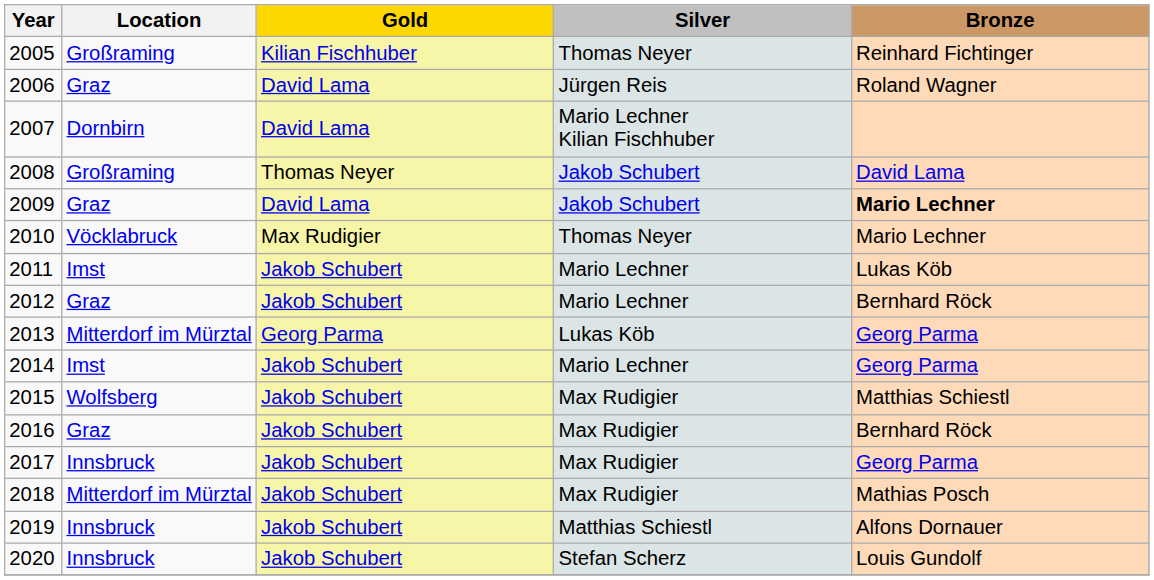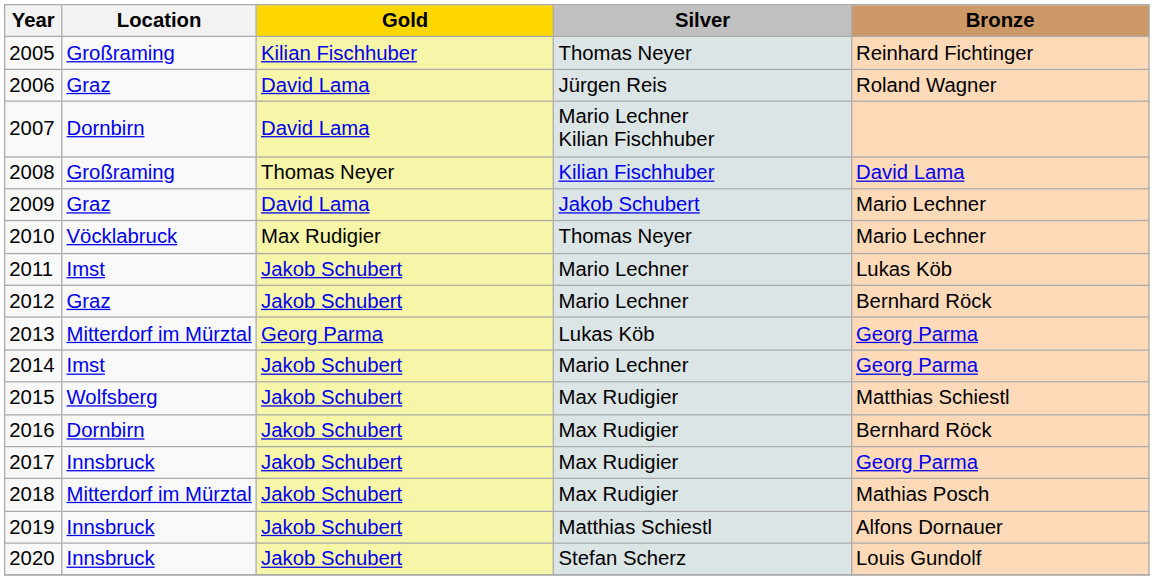(629, 172) Jakob Schubert -> (636, 172) Kilian Fischhuber
(925, 204) bold -> (921, 204) normal
(89, 430) Graz -> (105, 430) Dornbirn
